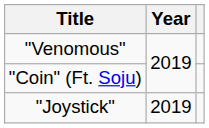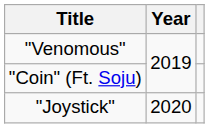(171, 107) 2019 -> (171, 107) 2020
